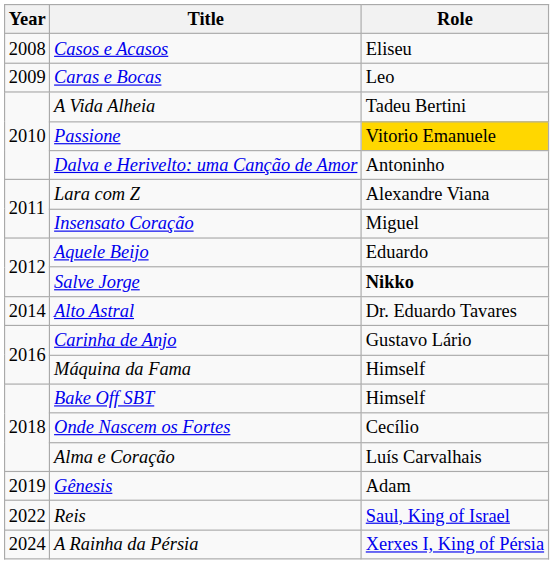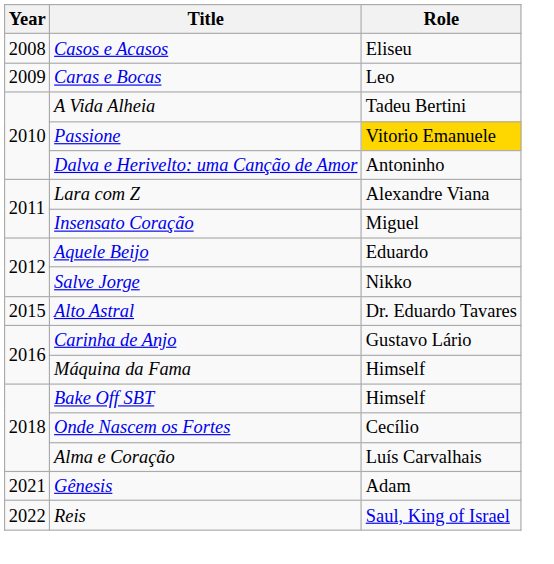(390, 281) bold -> (389, 281) normal
(27, 310) 2014 -> (27, 310) 2015
(27, 485) 2019 -> (27, 485) 2021
- row: (126, 544)
